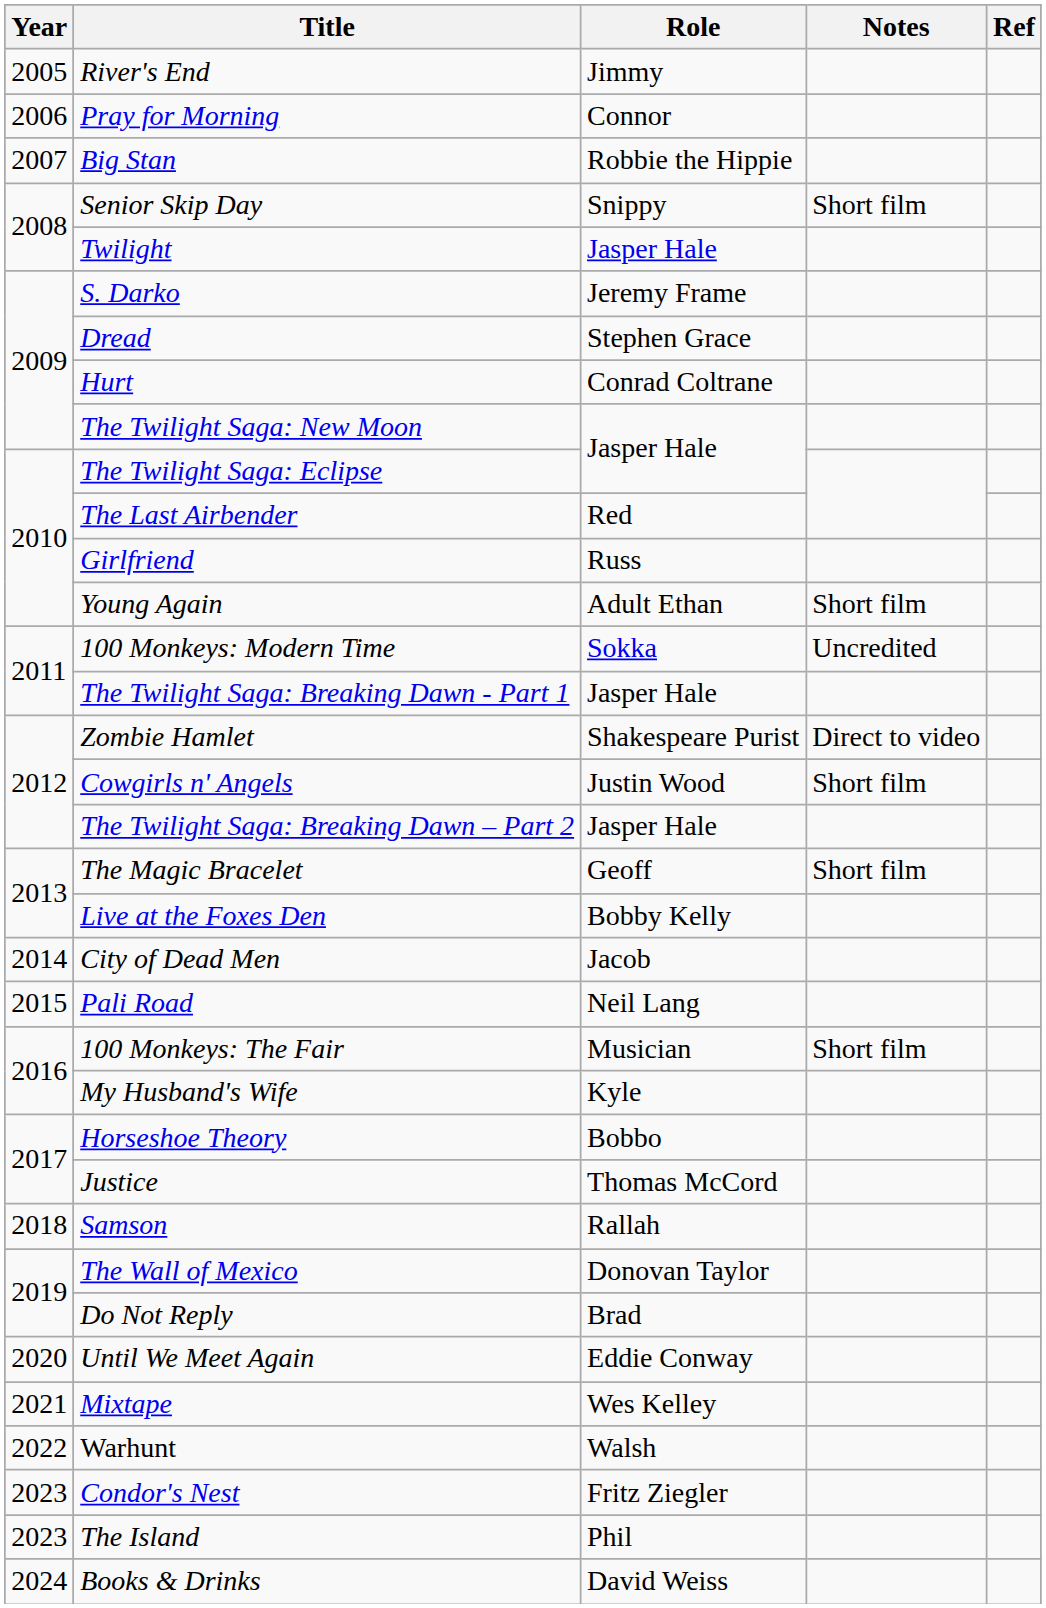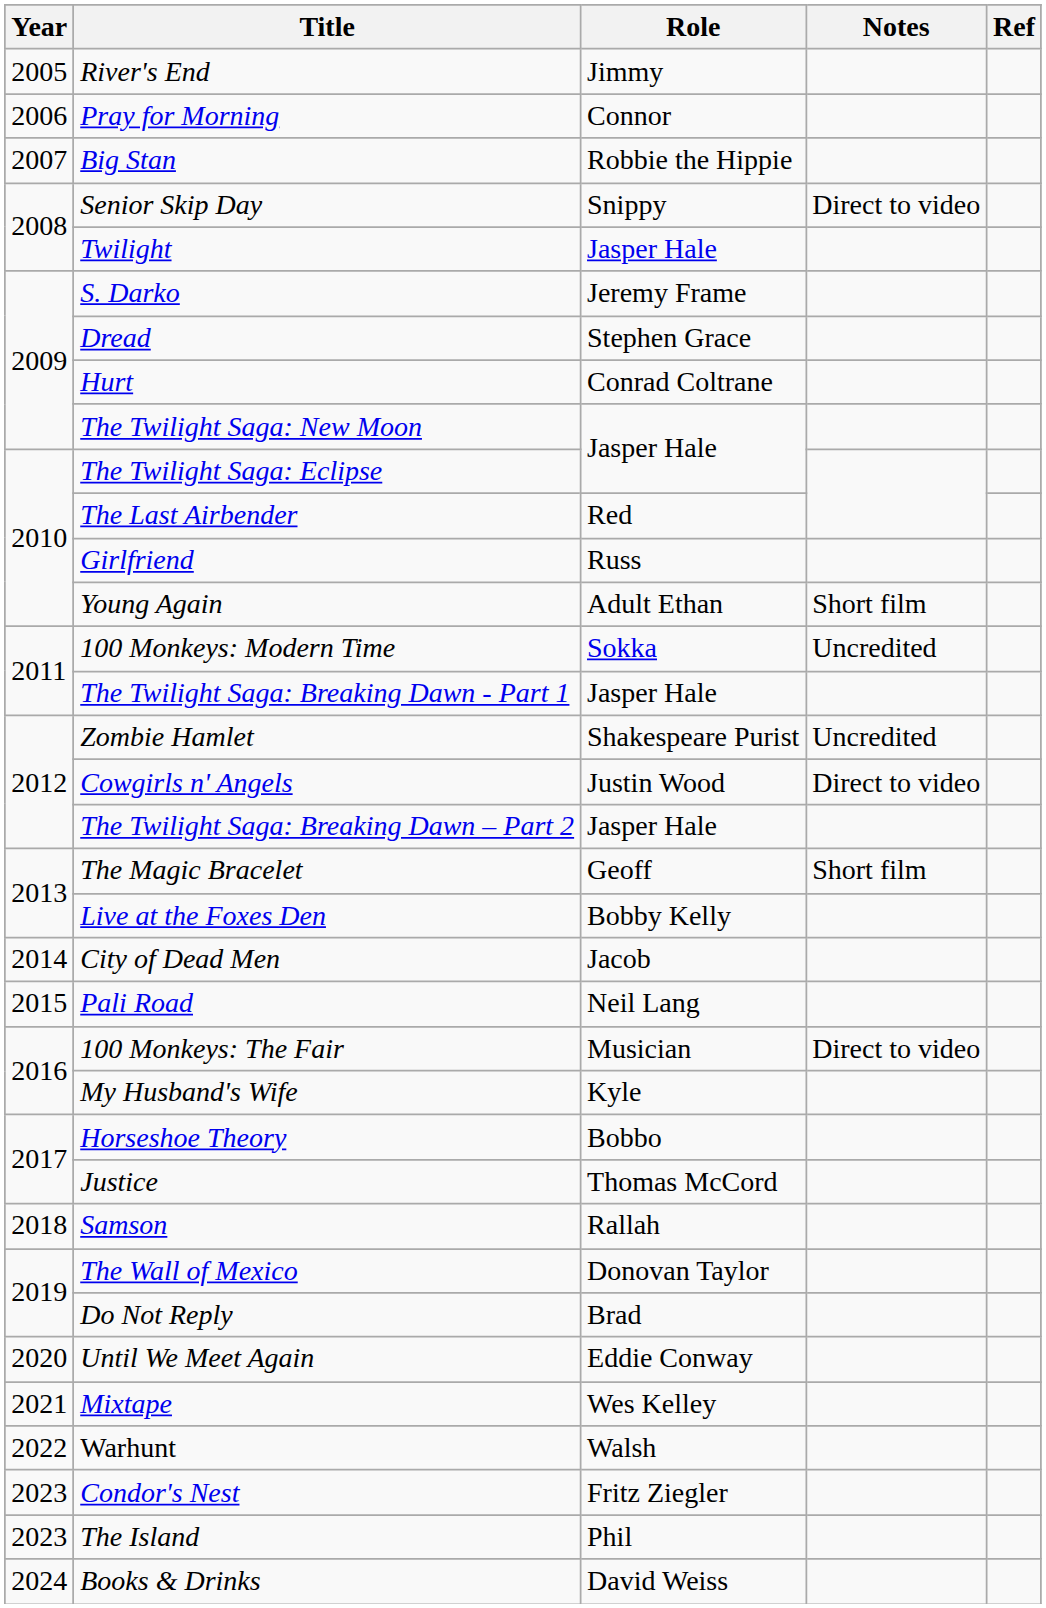(869, 204) Short film -> (896, 204) Direct to video
(896, 737) Direct to video -> (874, 737) Uncredited
(869, 781) Short film -> (896, 781) Direct to video
(869, 1048) Short film -> (896, 1048) Direct to video
